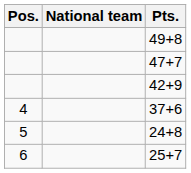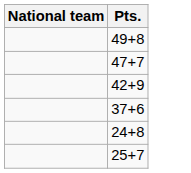- column: (23, 16)
